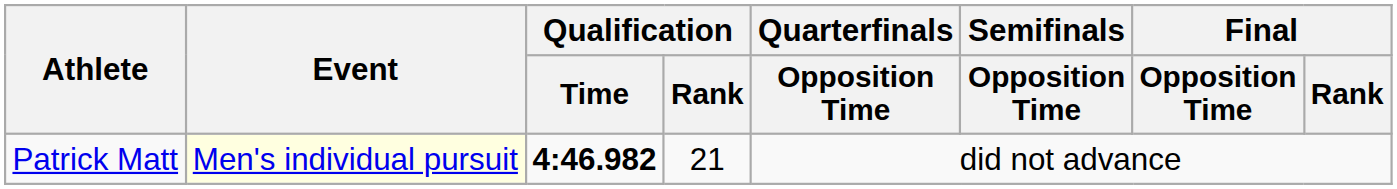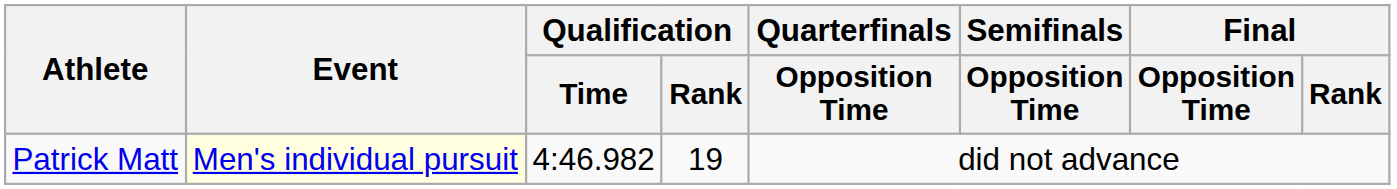(595, 159) bold -> (594, 159) normal
(707, 159) 21 -> (706, 159) 19
